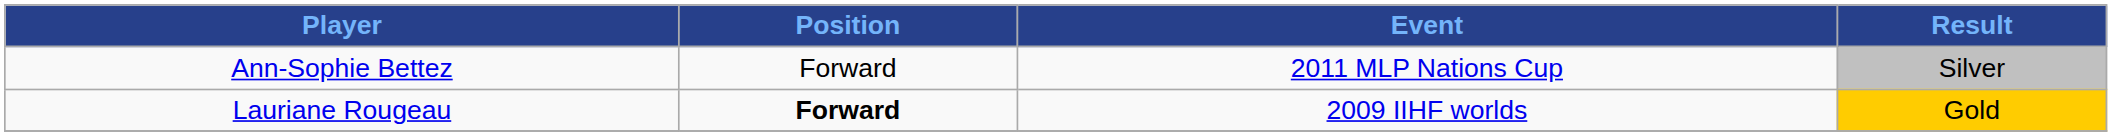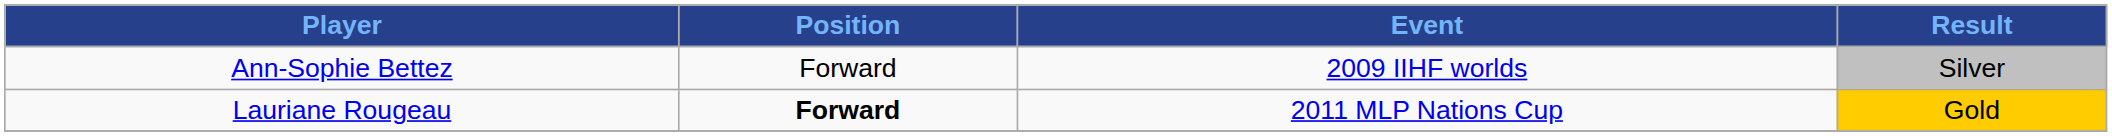(1427, 67) 2011 MLP Nations Cup -> (1427, 67) 2009 IIHF worlds
(1427, 109) 2009 IIHF worlds -> (1427, 109) 2011 MLP Nations Cup
